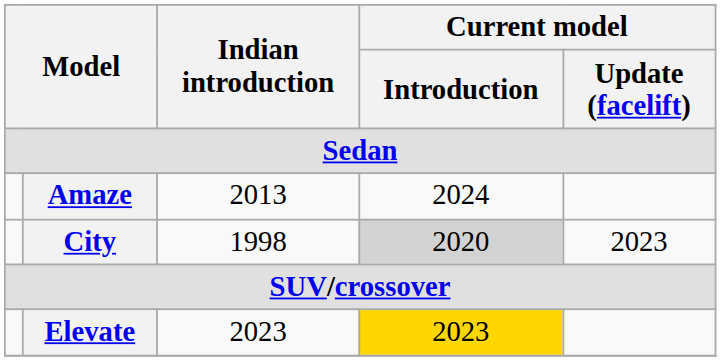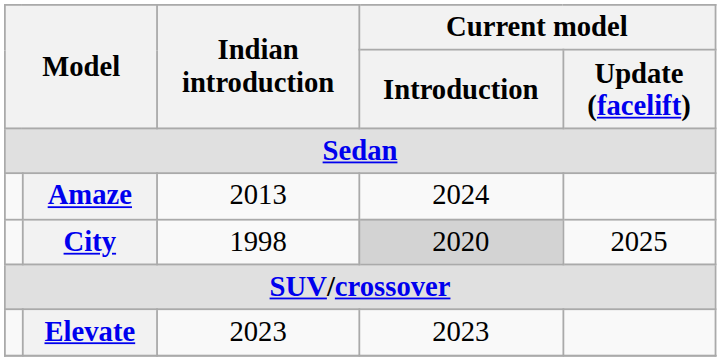(639, 241) 2023 -> (639, 241) 2025
(461, 331) gold background -> (461, 331) no background
